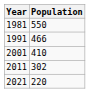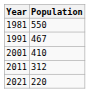(39, 39) 466 -> (39, 39) 467
(39, 67) 302 -> (39, 67) 312
